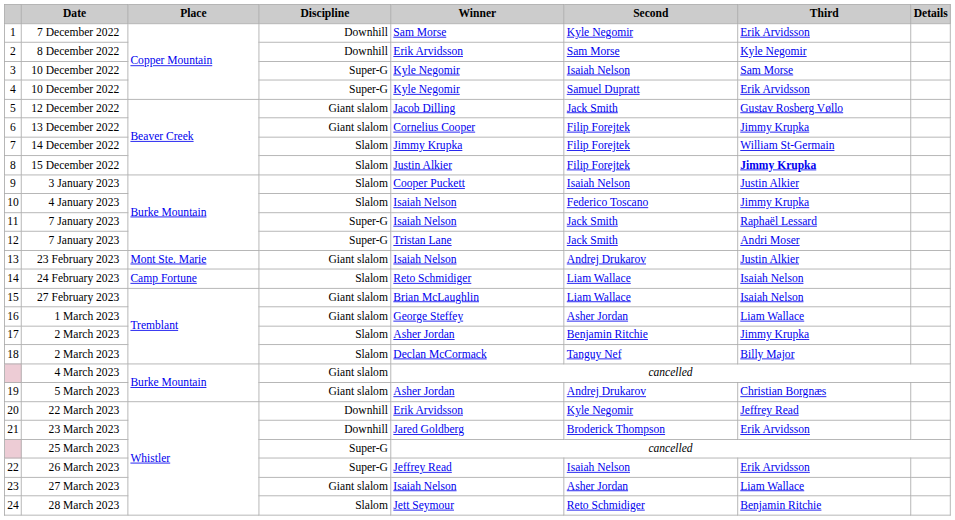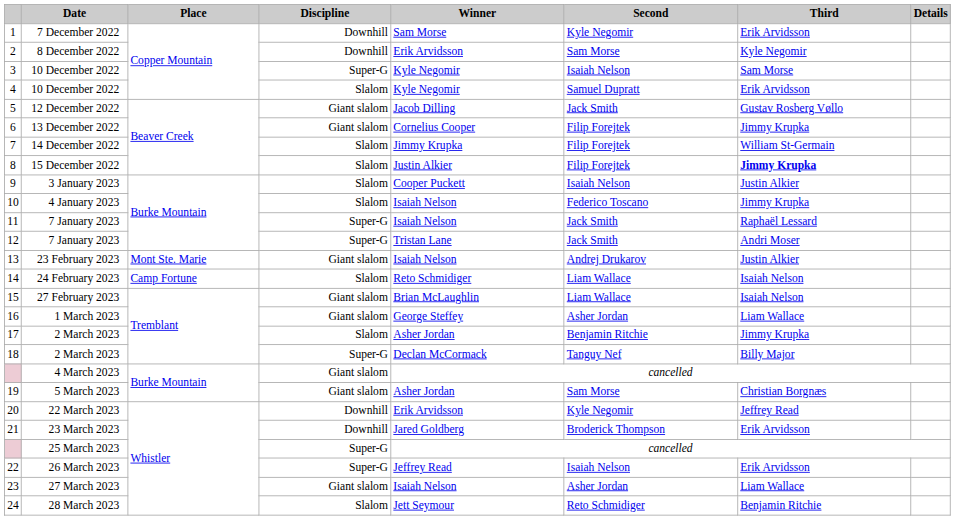(368, 89) Super-G -> (372, 89) Slalom
(372, 353) Slalom -> (368, 353) Super-G
(606, 391) Andrej Drukarov -> (593, 391) Sam Morse
